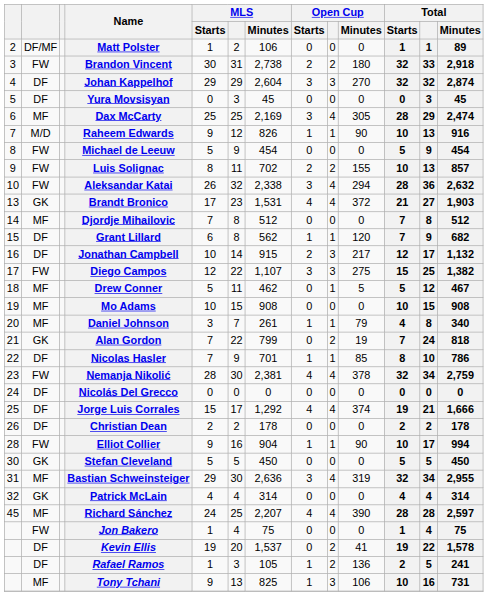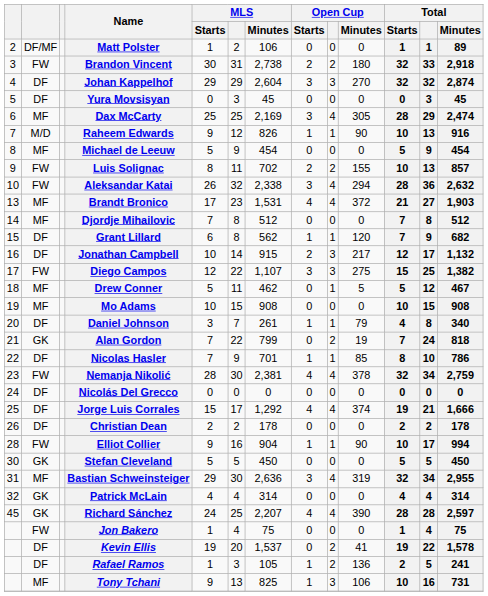(41, 151) FW -> (41, 151) MF
(41, 202) GK -> (41, 202) MF
(41, 323) MF -> (41, 323) DF
(41, 513) MF -> (41, 513) GK
